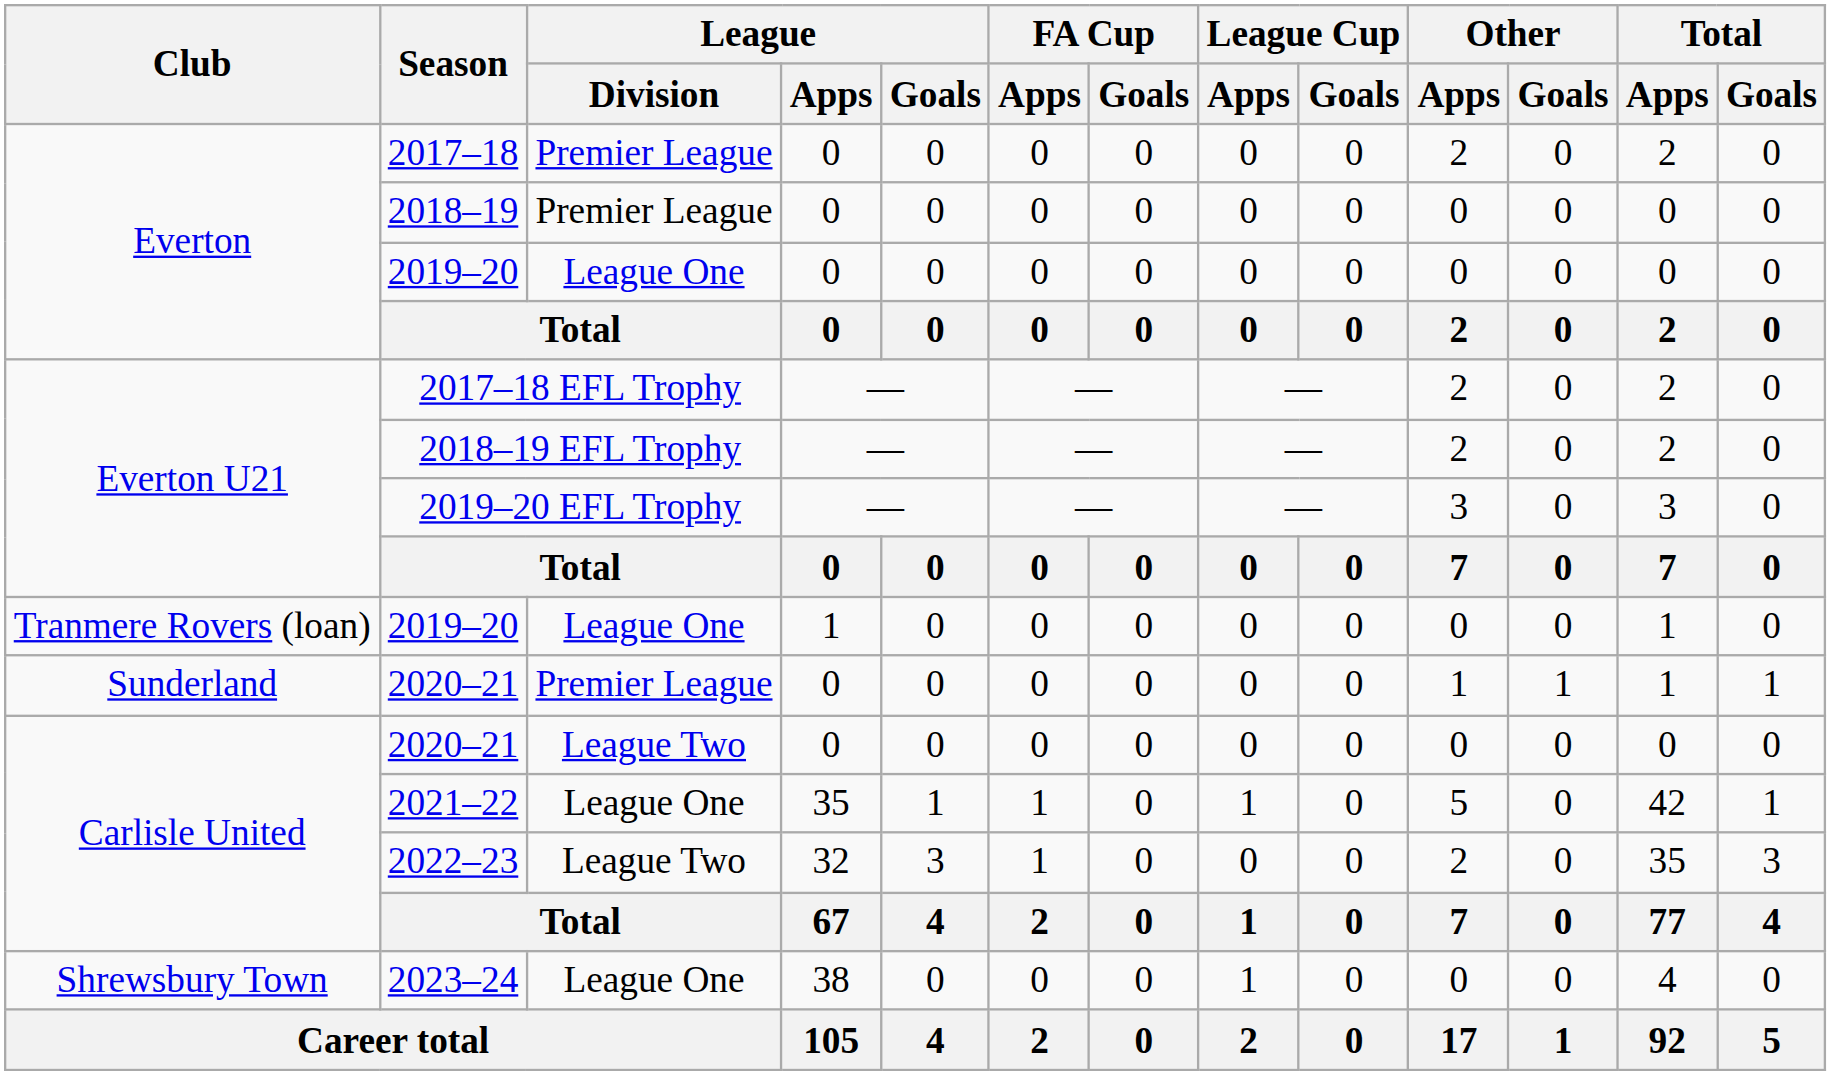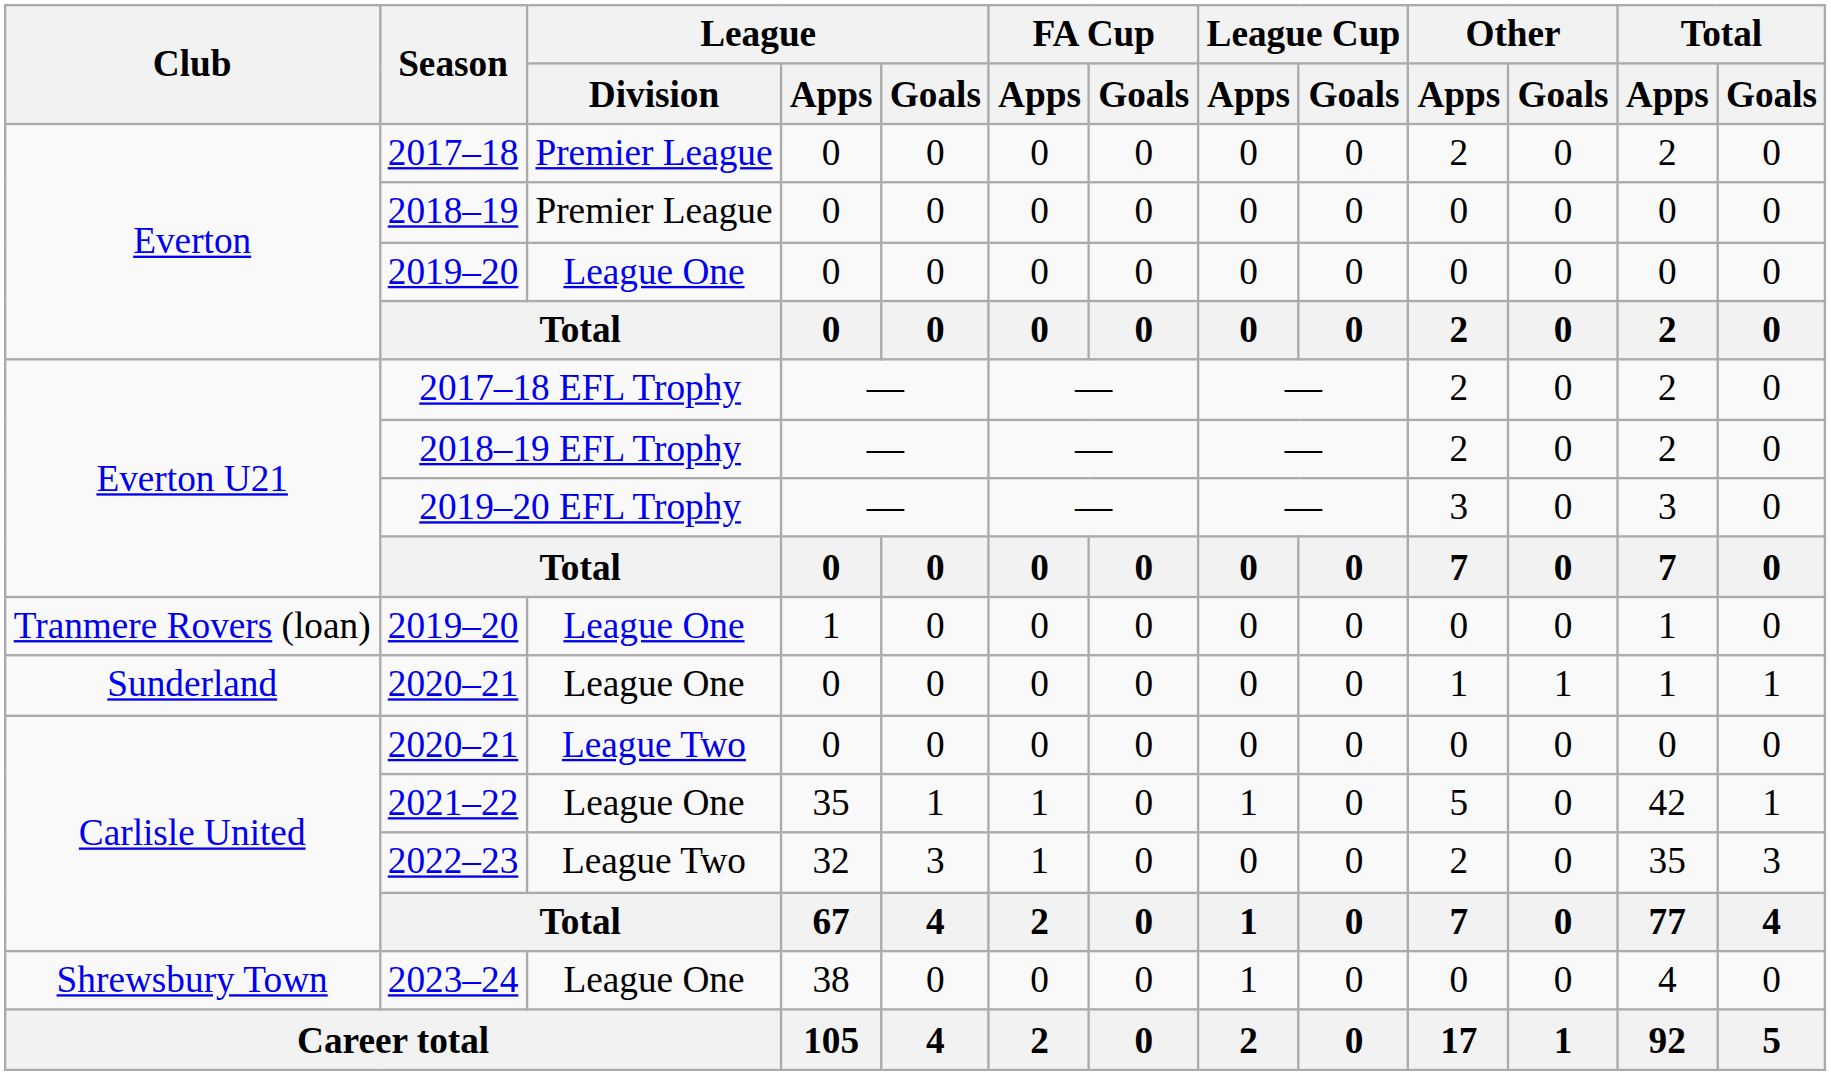(654, 684) Premier League -> (654, 684) League One
